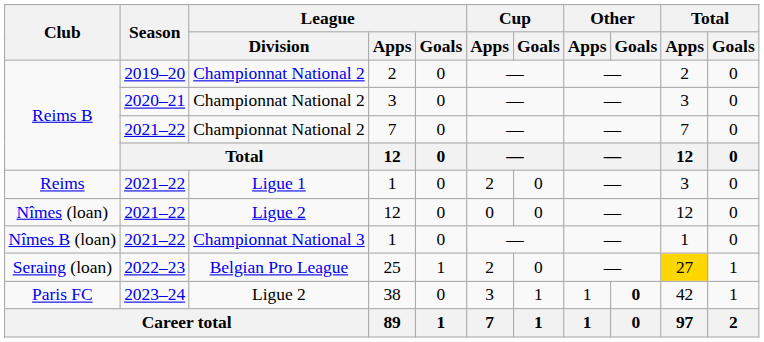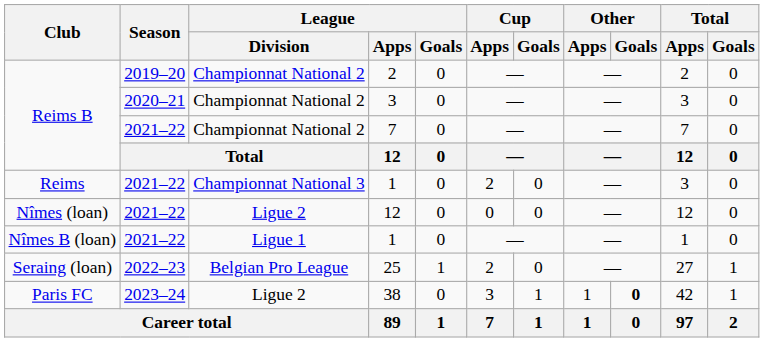(279, 184) Ligue 1 -> (279, 184) Championnat National 3
(279, 239) Championnat National 3 -> (279, 239) Ligue 1
(685, 267) gold background -> (685, 267) no background
